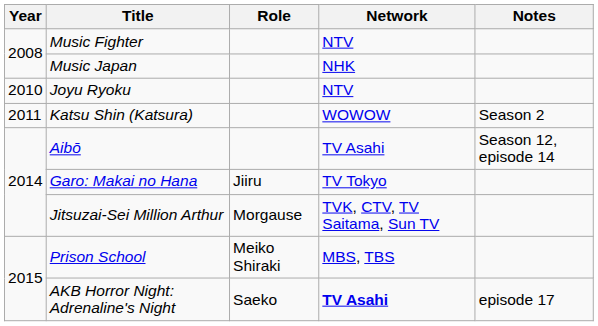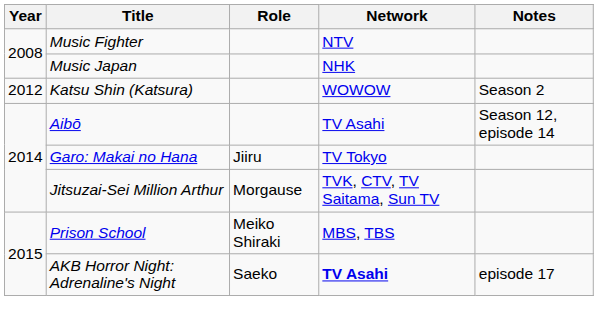- row: (90, 90)
(25, 115) 2011 -> (25, 90) 2012
